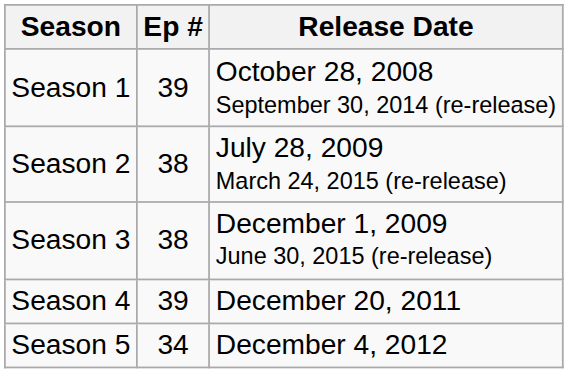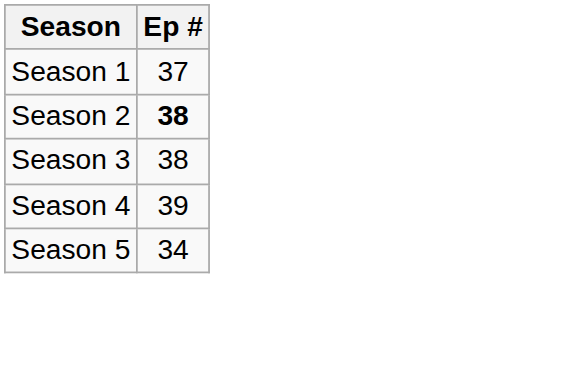- column: (386, 26)
(173, 87) 39 -> (173, 71) 37
(173, 163) normal -> (173, 116) bold
